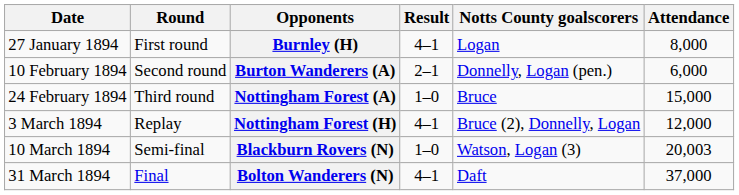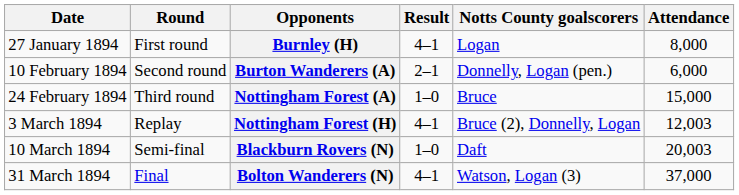(689, 123) 12,000 -> (689, 123) 12,003
(519, 149) Watson, Logan (3) -> (472, 149) Daft
(472, 176) Daft -> (519, 176) Watson, Logan (3)
